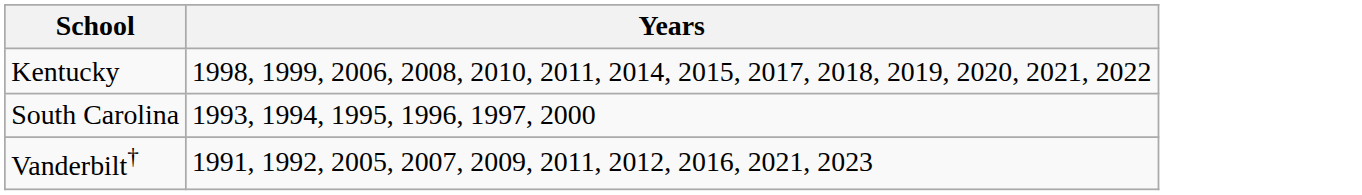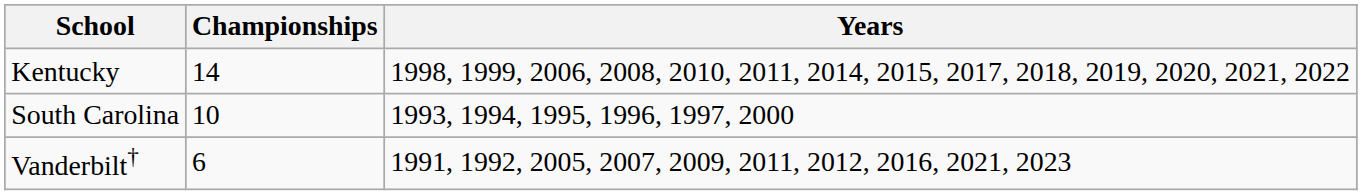+ column: (285, 26)
